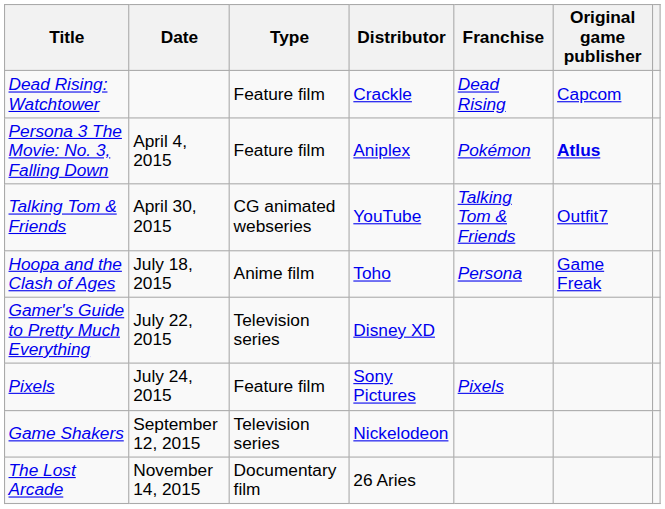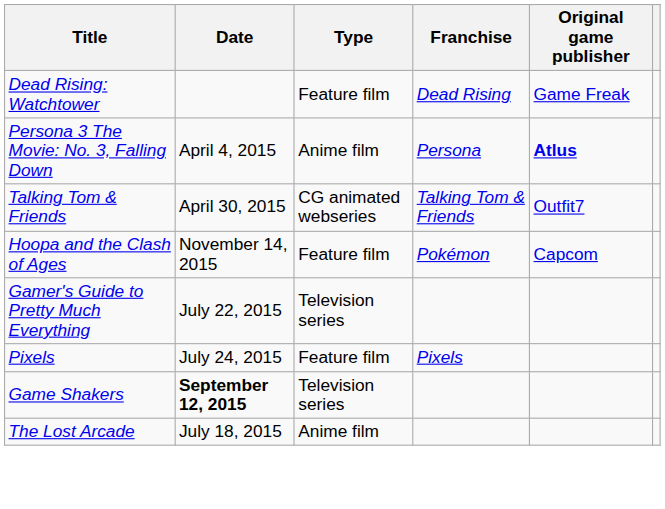- column: (402, 37)
(589, 94) Capcom -> (582, 94) Game Freak
(279, 150) Feature film -> (339, 150) Anime film
(494, 150) Pokémon -> (449, 150) Persona
(163, 273) July 18, 2015 -> (233, 254) November 14, 2015
(274, 273) Anime film -> (344, 254) Feature film
(490, 273) Persona -> (453, 254) Pokémon
(581, 273) Game Freak -> (566, 254) Capcom
(175, 433) normal -> (224, 394) bold
(173, 480) November 14, 2015 -> (230, 431) July 18, 2015
(285, 480) Documentary film -> (339, 431) Anime film
